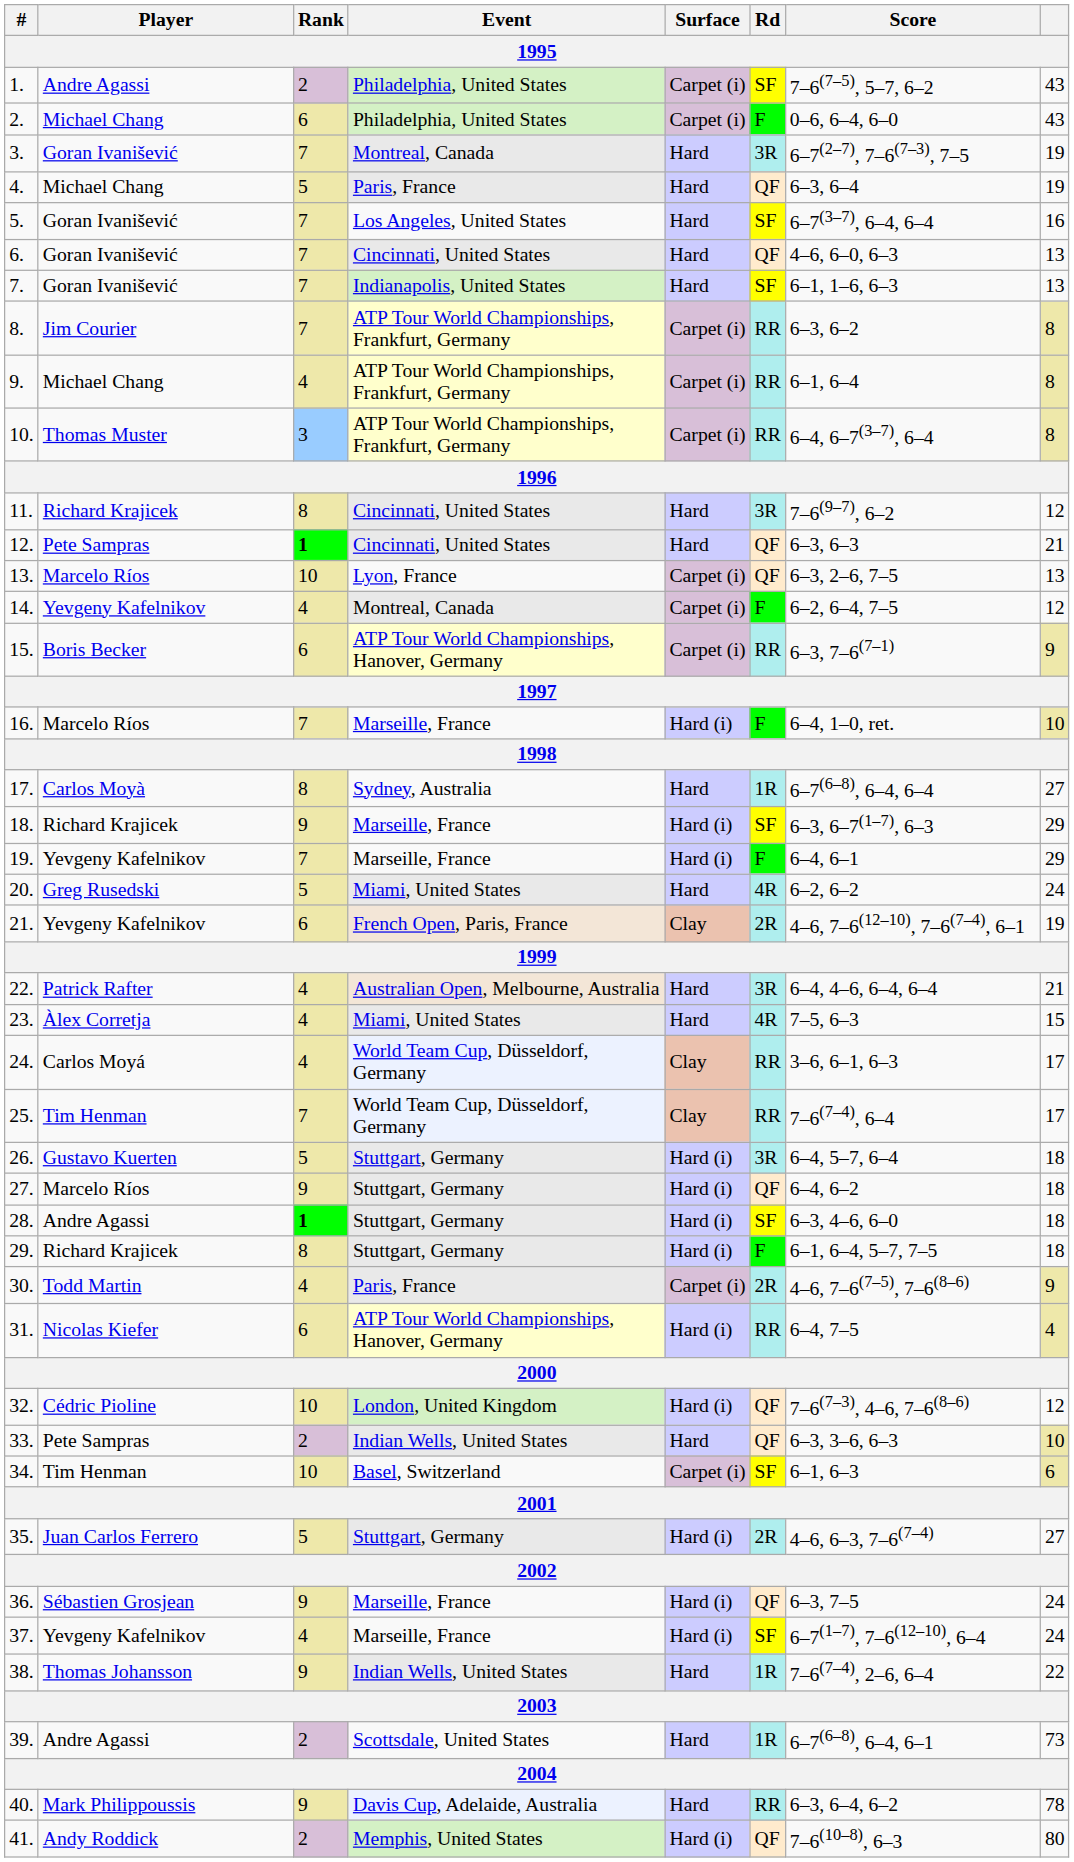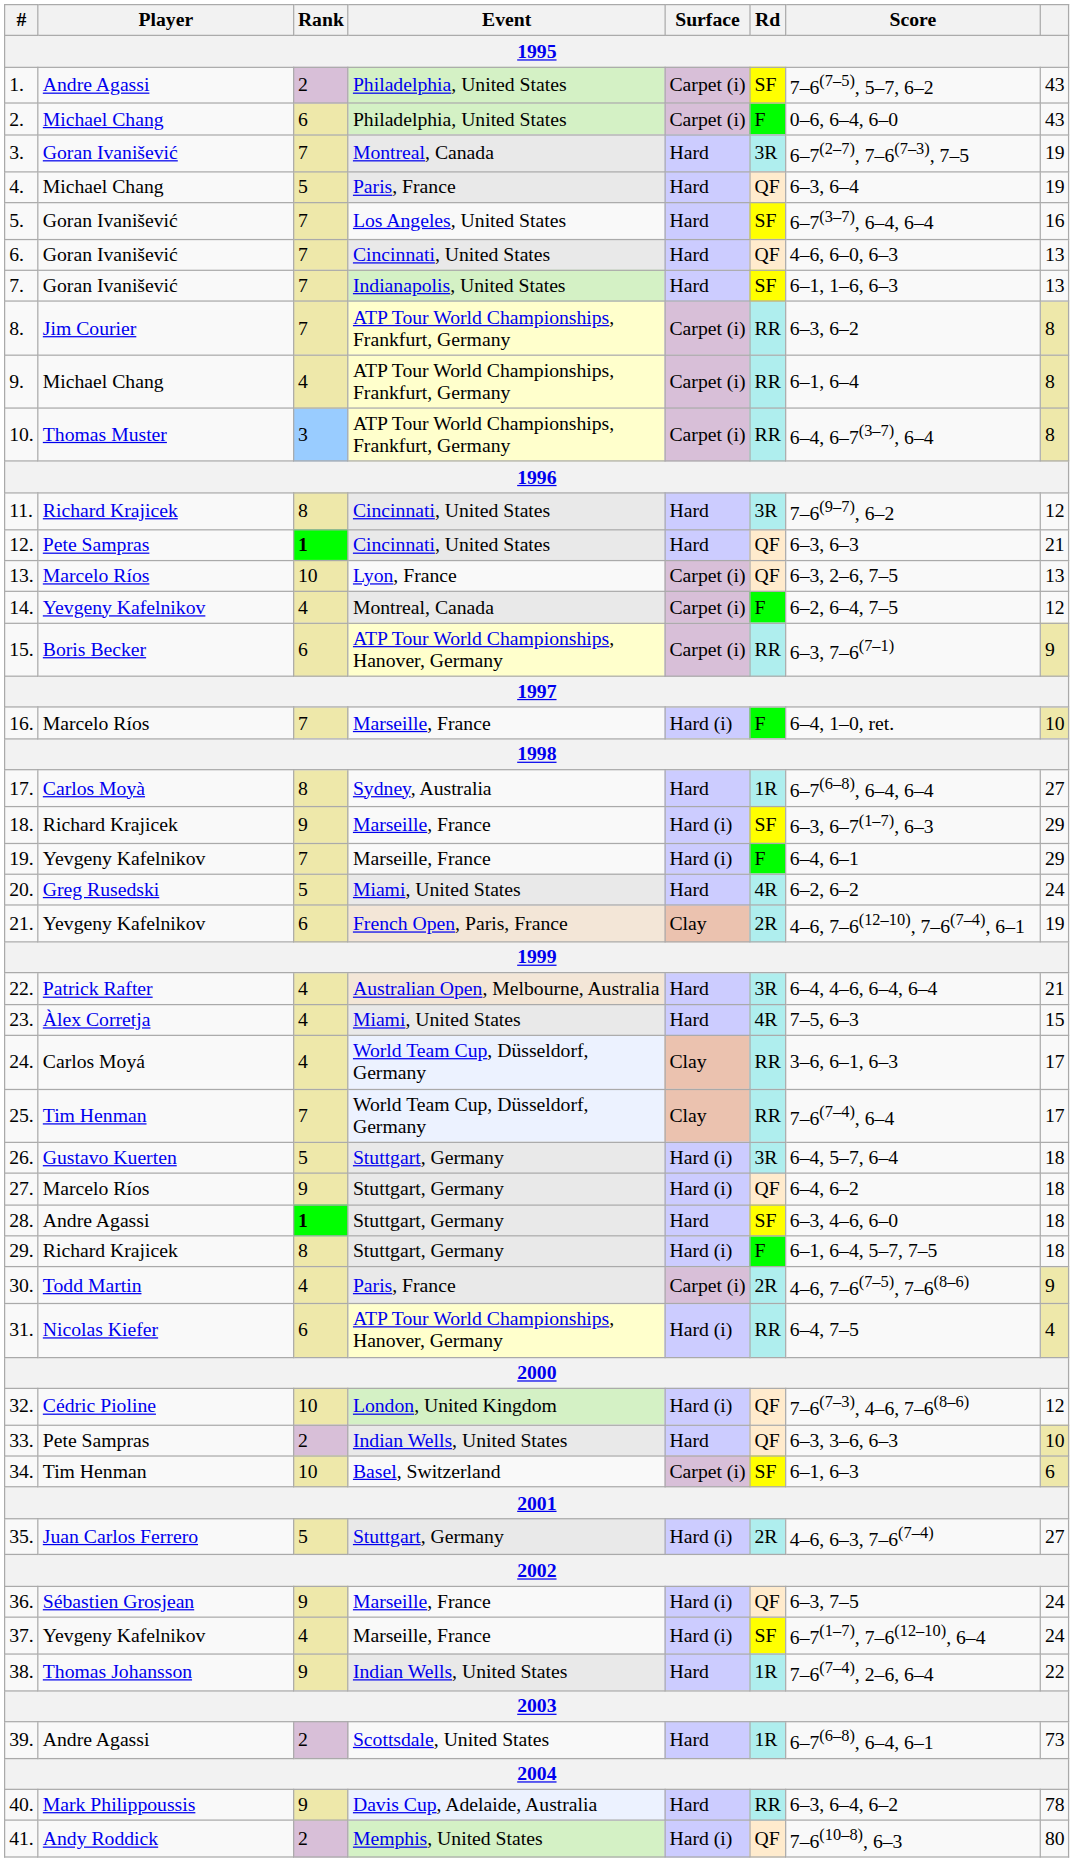(701, 1220) Hard (i) -> (689, 1220) Hard
